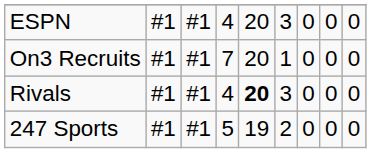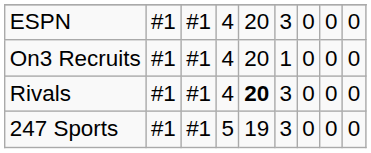(228, 57) 7 -> (228, 57) 4
(286, 128) 2 -> (286, 128) 3
